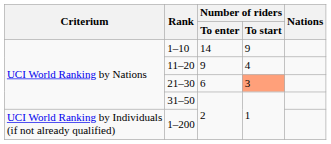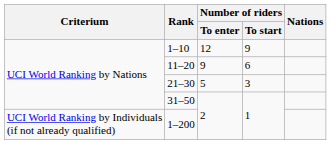(205, 48) 14 -> (205, 48) 12
(247, 65) 4 -> (247, 65) 6
(203, 83) 6 -> (203, 83) 5
(247, 83) lightsalmon background -> (247, 83) no background
